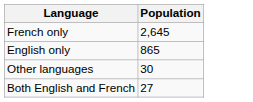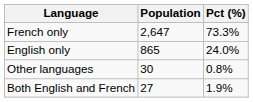+ column: (226, 13)
(155, 32) 2,645 -> (155, 32) 2,647
